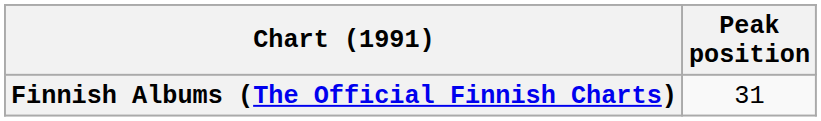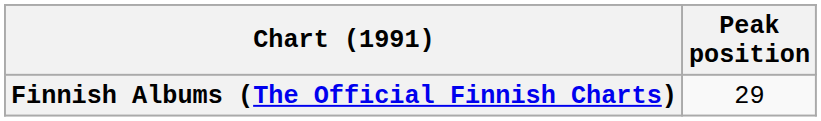(749, 96) 31 -> (749, 96) 29
